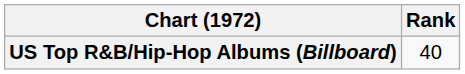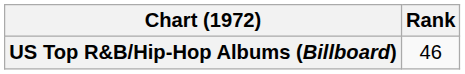(431, 52) 40 -> (431, 52) 46
